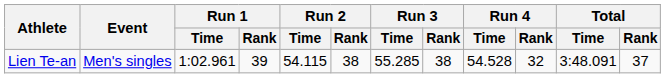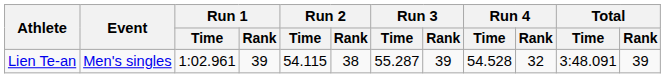(397, 62) 55.285 -> (397, 62) 55.287
(443, 62) 38 -> (443, 62) 39
(640, 62) 37 -> (640, 62) 39
